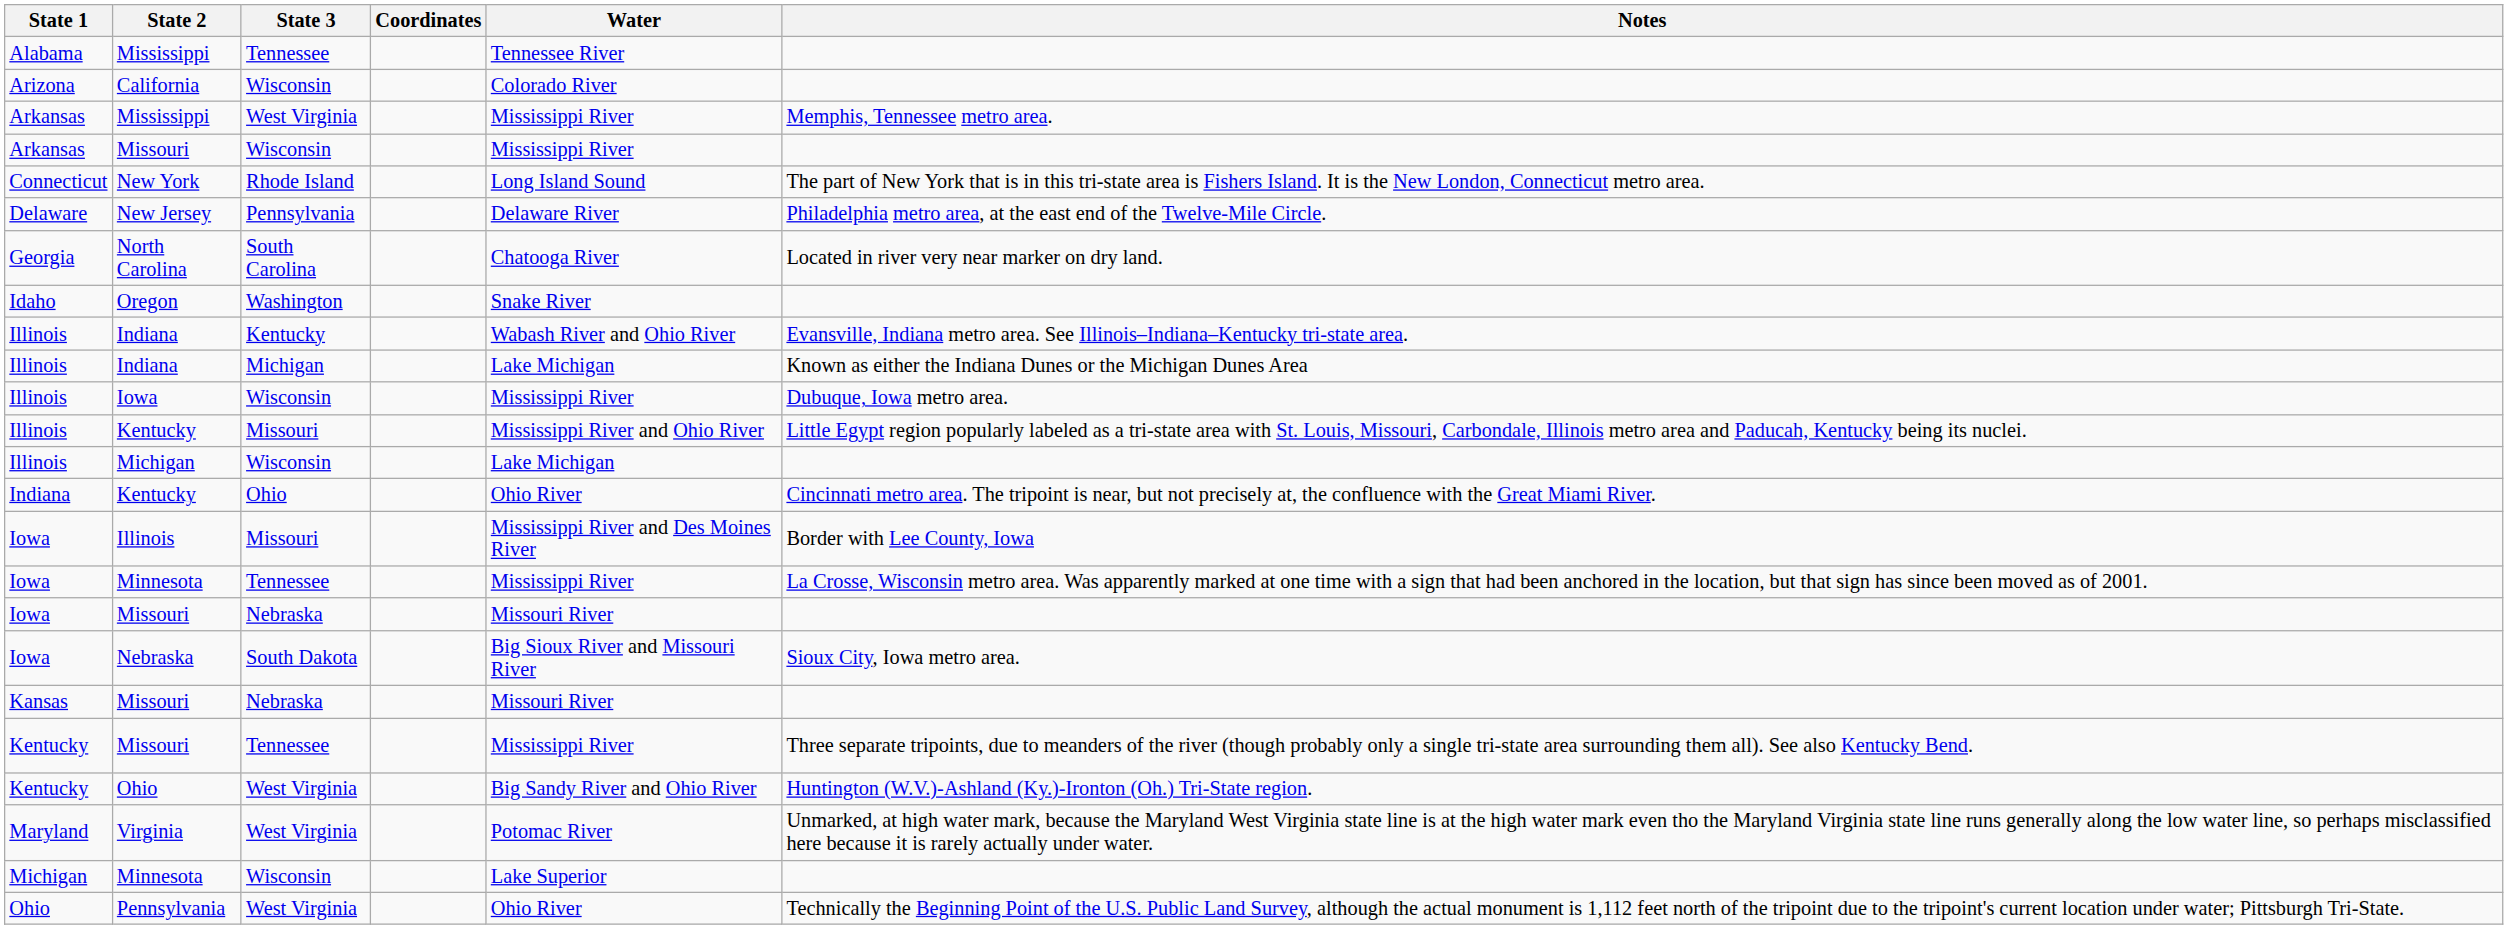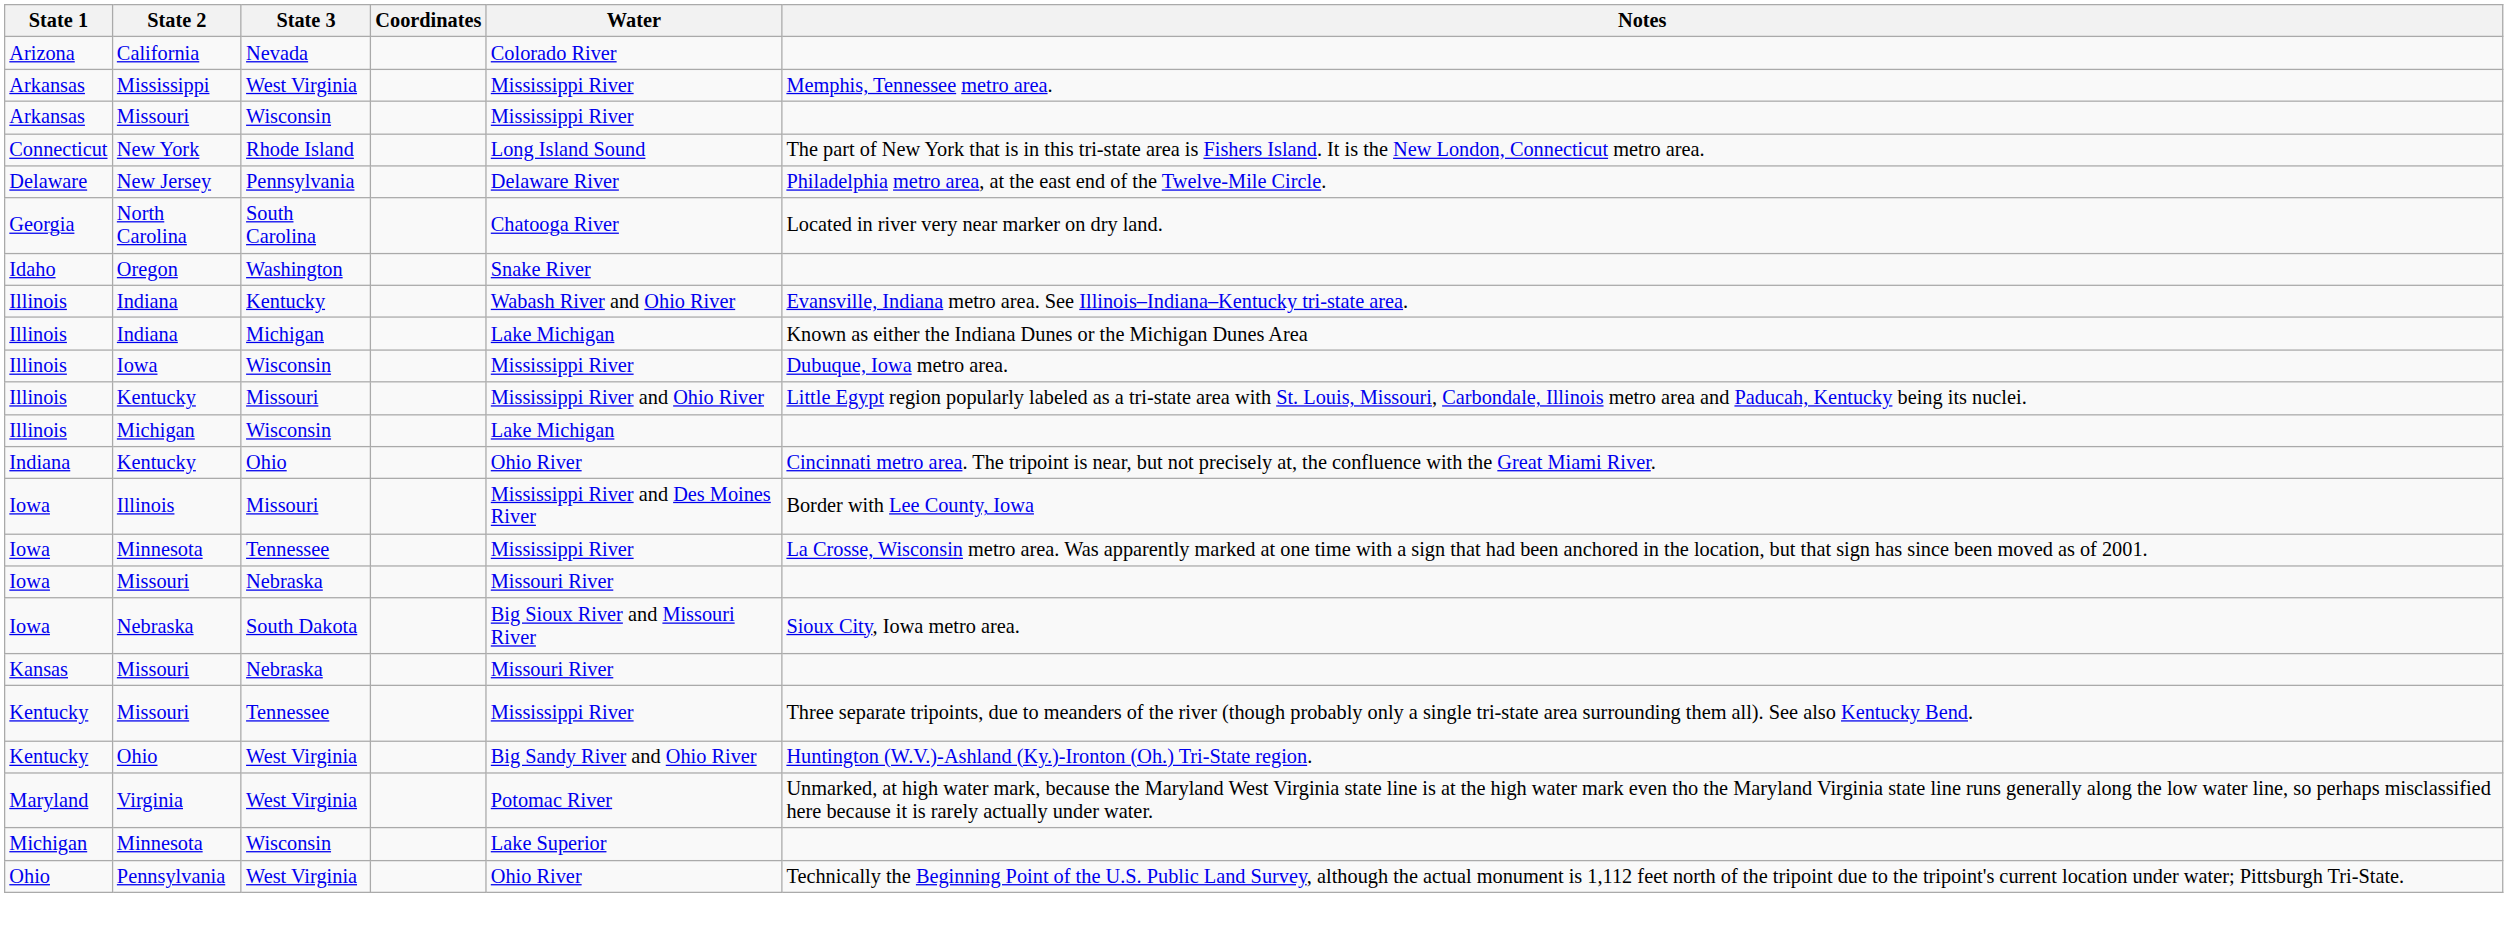- row: (46, 52)
(289, 85) Wisconsin -> (277, 52) Nevada
